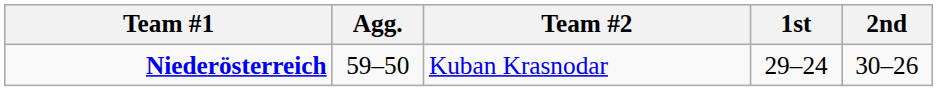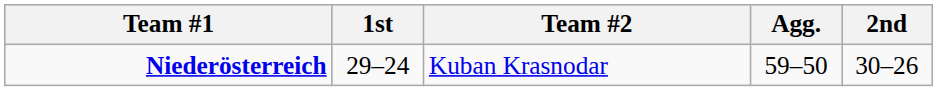columns swapped: (378, 24) <-> (796, 24)
